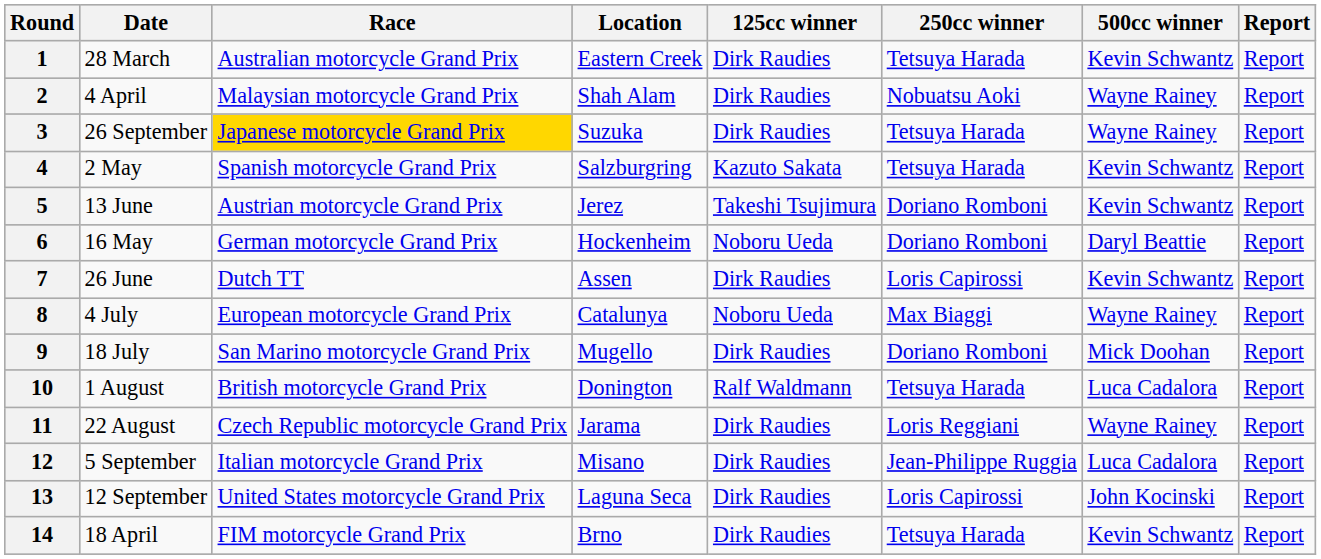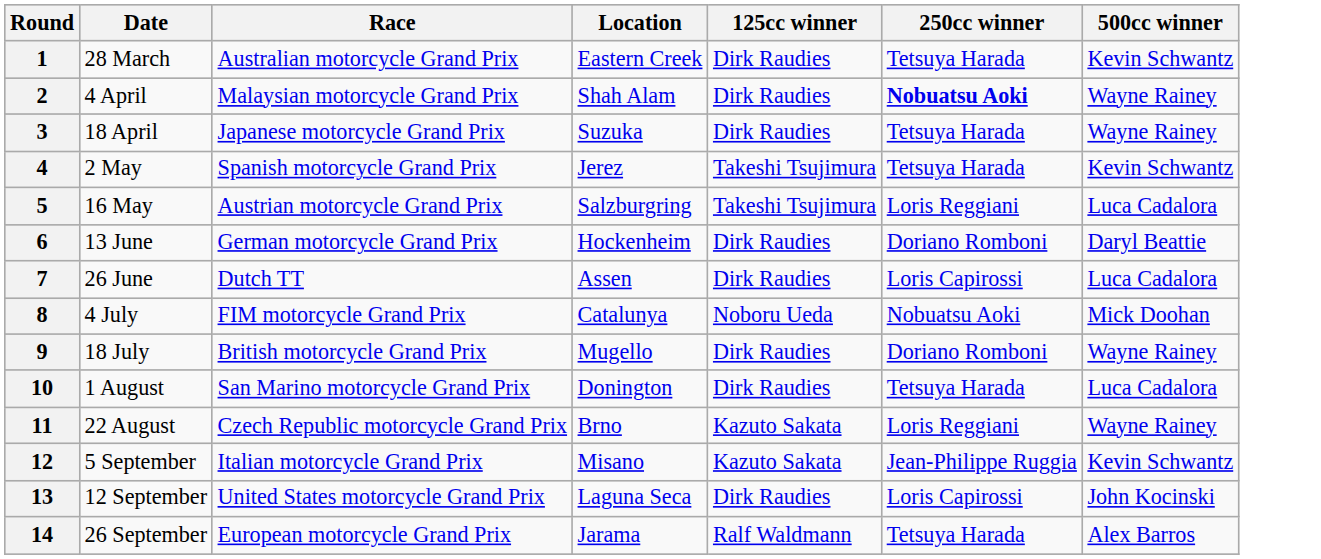- column: (1277, 22)
(954, 95) normal -> (957, 95) bold
(146, 132) 26 September -> (121, 132) 18 April
(361, 132) gold background -> (361, 132) no background
(635, 168) Salzburgring -> (600, 168) Jerez
(777, 168) Kazuto Sakata -> (795, 168) Takeshi Tsujimura
(119, 205) 13 June -> (119, 205) 16 May
(600, 205) Jerez -> (635, 205) Salzburgring
(967, 205) Doriano Romboni -> (953, 205) Loris Reggiani
(1160, 205) Kevin Schwantz -> (1152, 205) Luca Cadalora
(119, 241) 16 May -> (119, 241) 13 June
(773, 241) Noboru Ueda -> (772, 241) Dirk Raudies
(1160, 278) Kevin Schwantz -> (1152, 278) Luca Cadalora
(364, 314) European motorcycle Grand Prix -> (342, 314) FIM motorcycle Grand Prix
(939, 314) Max Biaggi -> (954, 314) Nobuatsu Aoki
(1152, 314) Wayne Rainey -> (1149, 314) Mick Doohan
(374, 351) San Marino motorcycle Grand Prix -> (352, 351) British motorcycle Grand Prix
(1149, 351) Mick Doohan -> (1152, 351) Wayne Rainey
(352, 388) British motorcycle Grand Prix -> (374, 388) San Marino motorcycle Grand Prix
(782, 388) Ralf Waldmann -> (772, 388) Dirk Raudies
(609, 424) Jarama -> (600, 424) Brno
(772, 424) Dirk Raudies -> (777, 424) Kazuto Sakata
(772, 461) Dirk Raudies -> (777, 461) Kazuto Sakata
(1152, 461) Luca Cadalora -> (1160, 461) Kevin Schwantz
(121, 534) 18 April -> (146, 534) 26 September
(342, 534) FIM motorcycle Grand Prix -> (364, 534) European motorcycle Grand Prix
(600, 534) Brno -> (609, 534) Jarama
(772, 534) Dirk Raudies -> (782, 534) Ralf Waldmann
(1160, 534) Kevin Schwantz -> (1141, 534) Alex Barros
